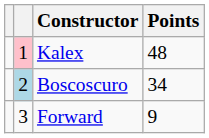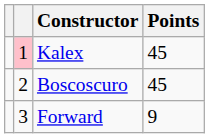(157, 52) 48 -> (157, 52) 45
(23, 84) lightblue background -> (23, 84) no background
(157, 84) 34 -> (157, 84) 45
